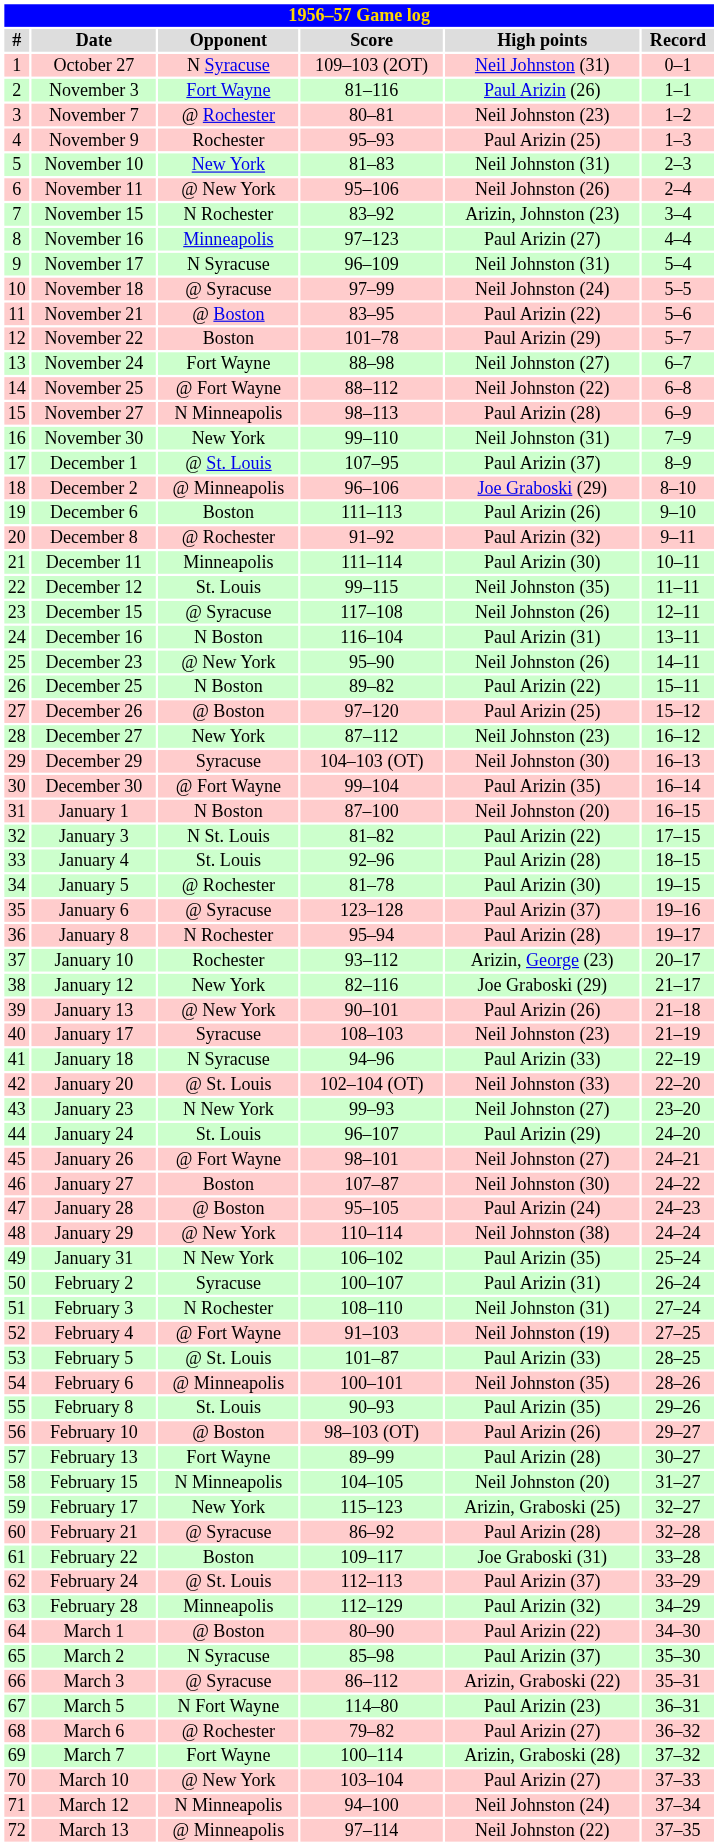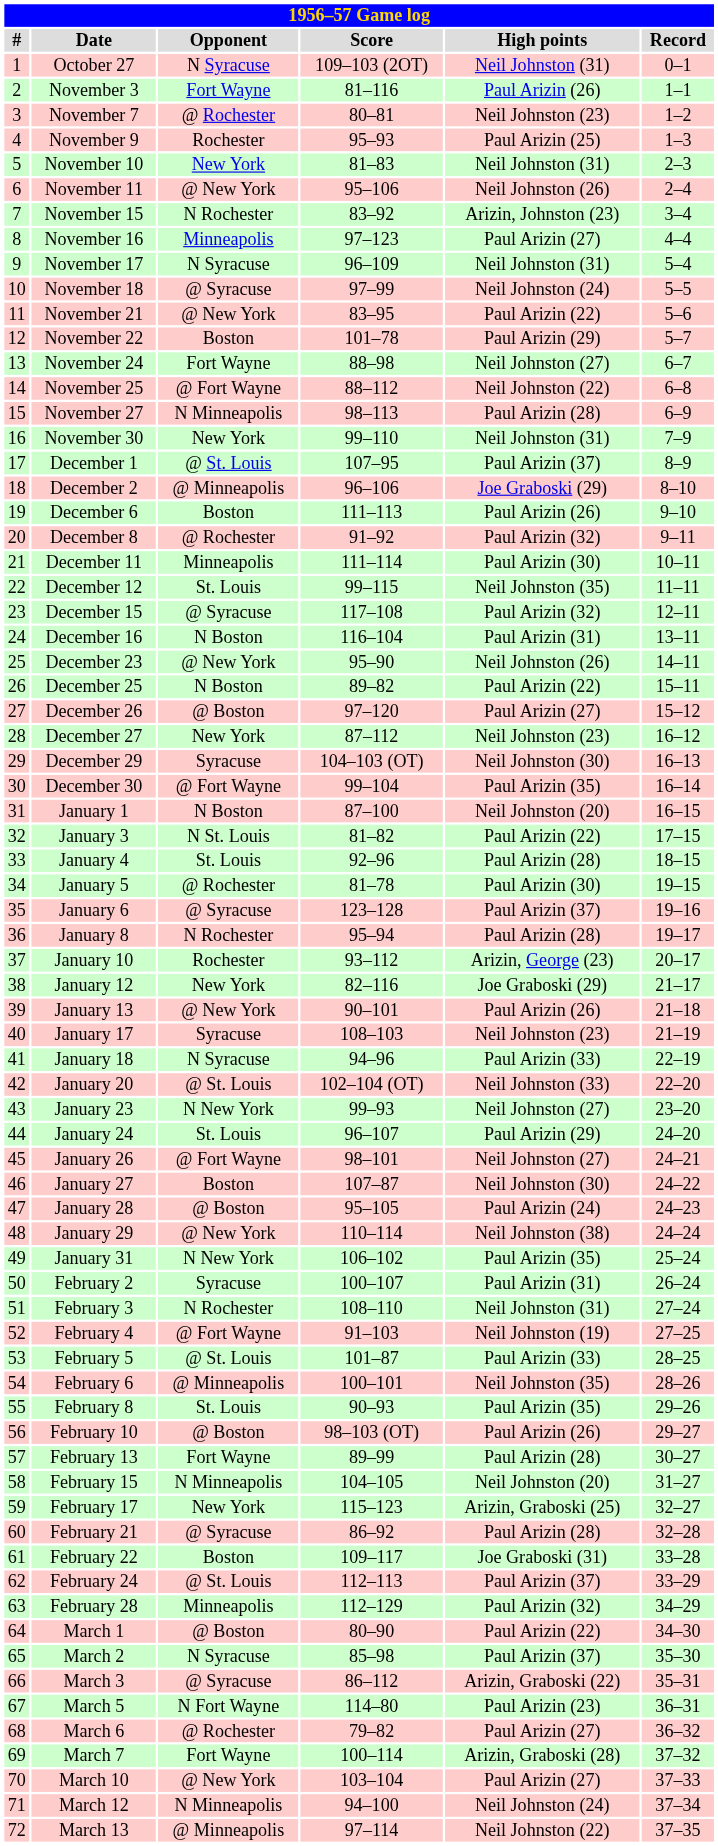(228, 313) @ Boston -> (228, 313) @ New York
(542, 612) Neil Johnston (26) -> (542, 612) Paul Arizin (32)
(542, 711) Paul Arizin (25) -> (542, 711) Paul Arizin (27)
